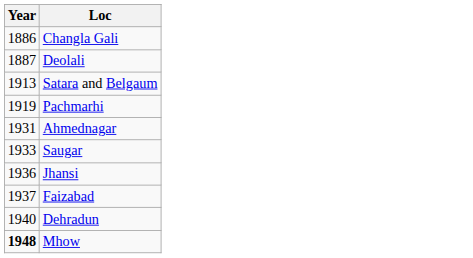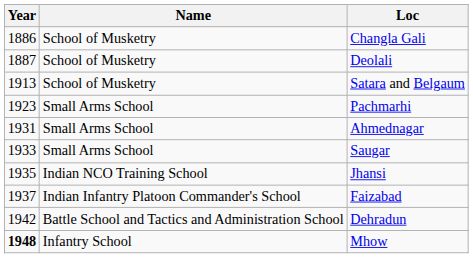+ column: (193, 15)
(22, 106) 1919 -> (22, 106) 1923
(22, 173) 1936 -> (22, 173) 1935
(22, 219) 1940 -> (22, 219) 1942
